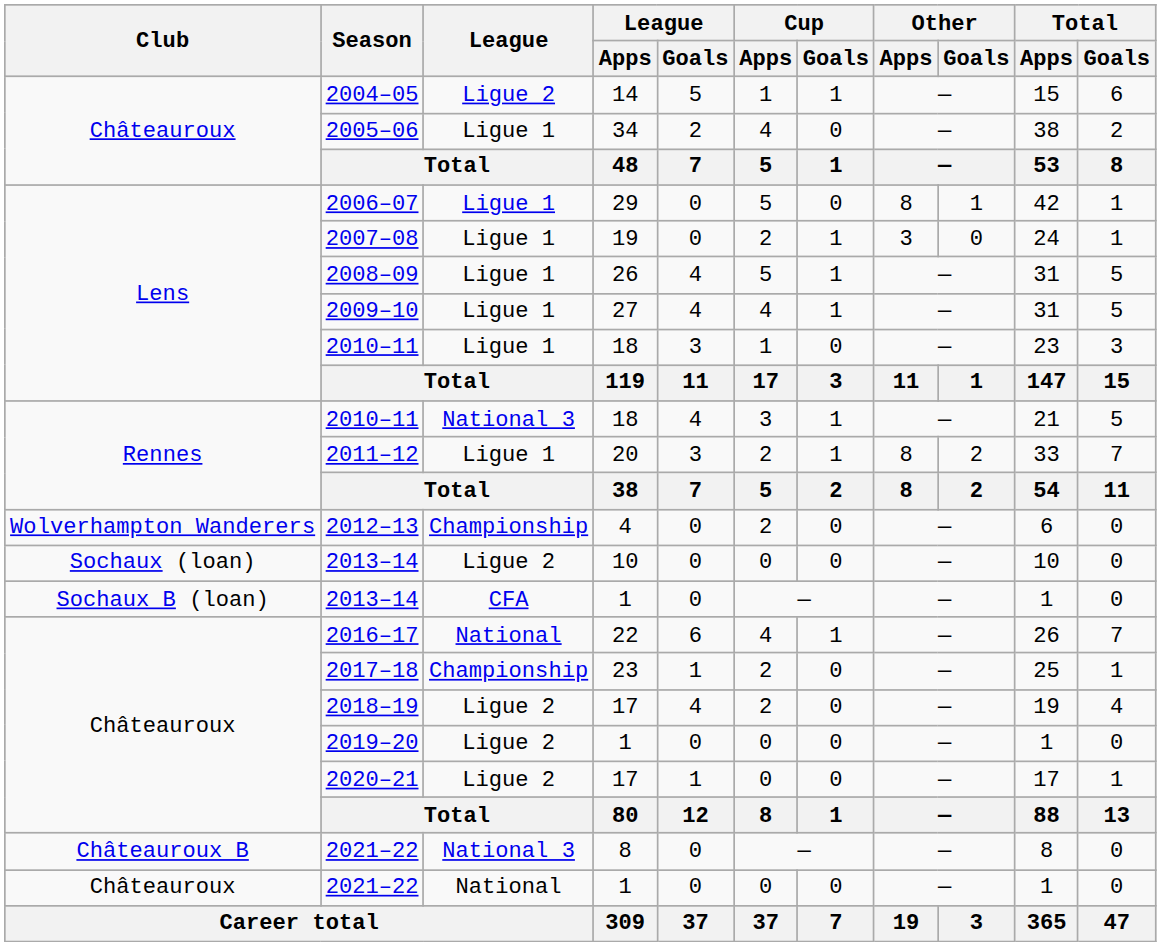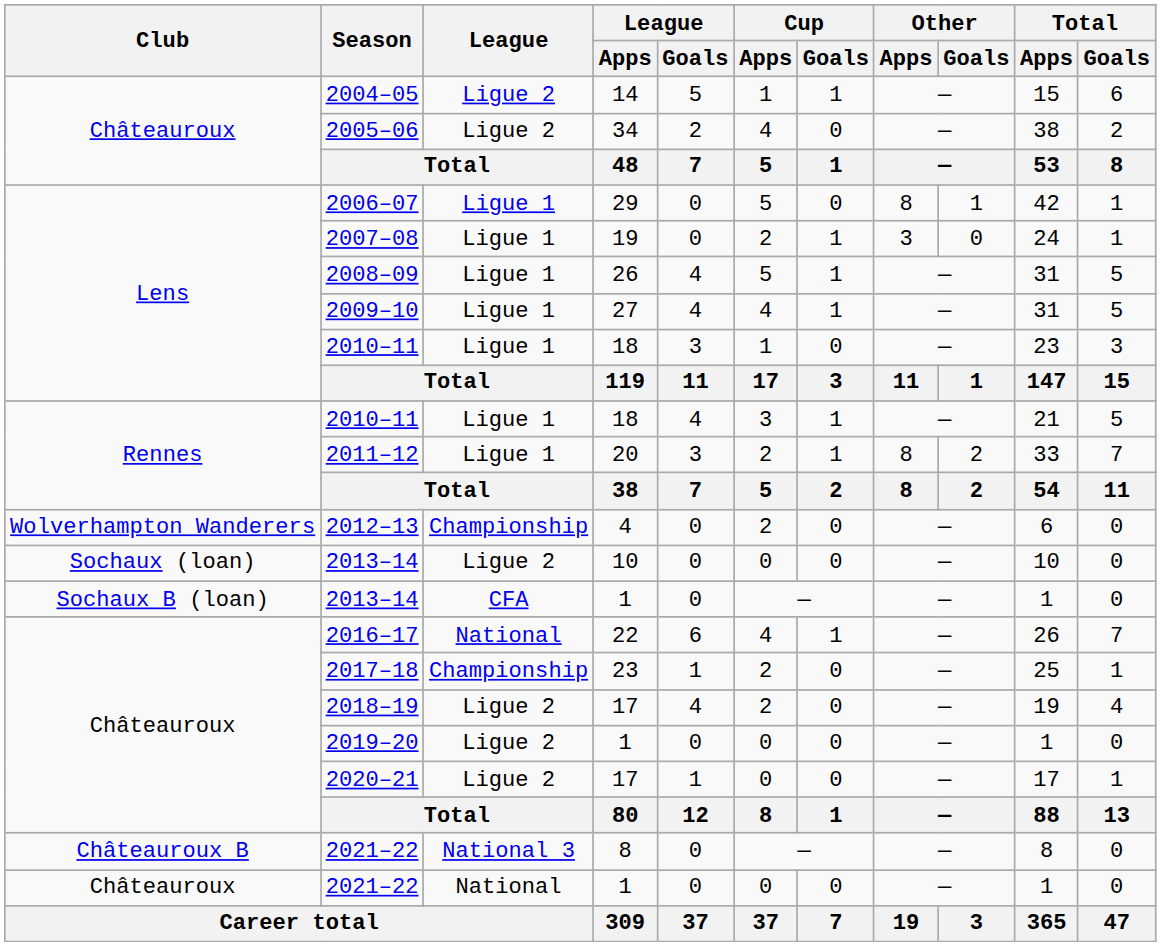(509, 131) Ligue 1 -> (509, 131) Ligue 2
(509, 419) National 3 -> (509, 419) Ligue 1
